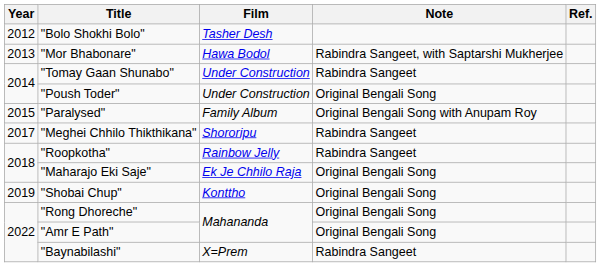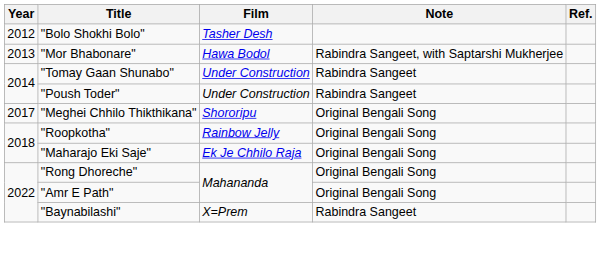(376, 93) Original Bengali Song -> (366, 93) Rabindra Sangeet
- row: (73, 113)
(366, 133) Rabindra Sangeet -> (376, 113) Original Bengali Song
(366, 152) Rabindra Sangeet -> (376, 133) Original Bengali Song
- row: (81, 192)
